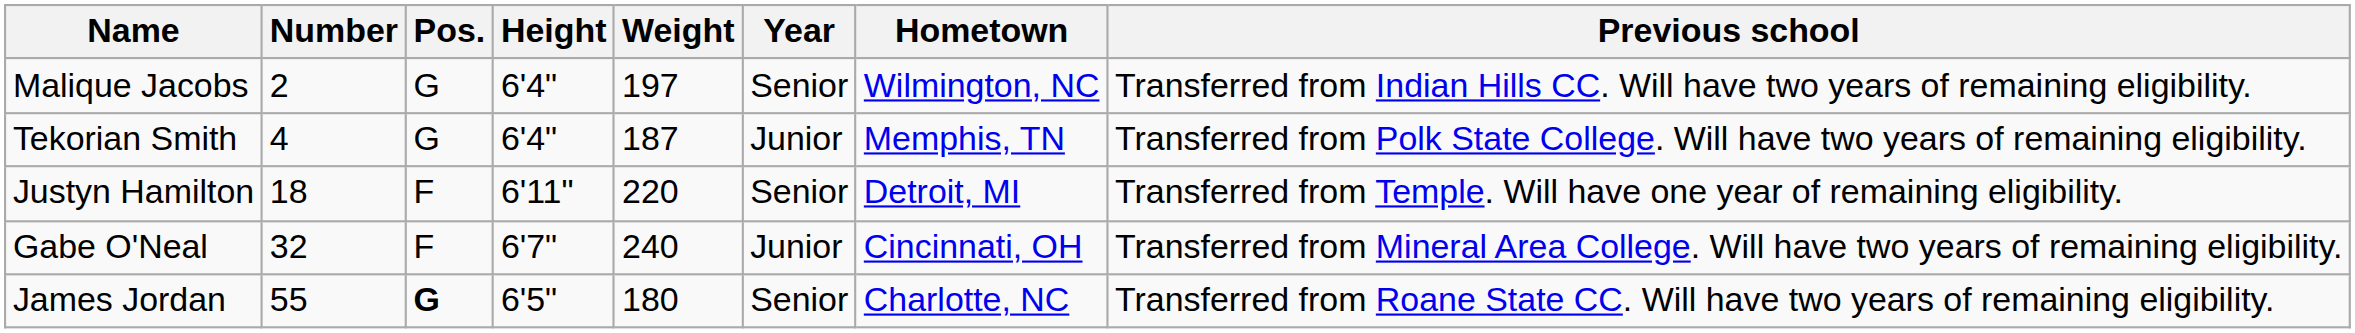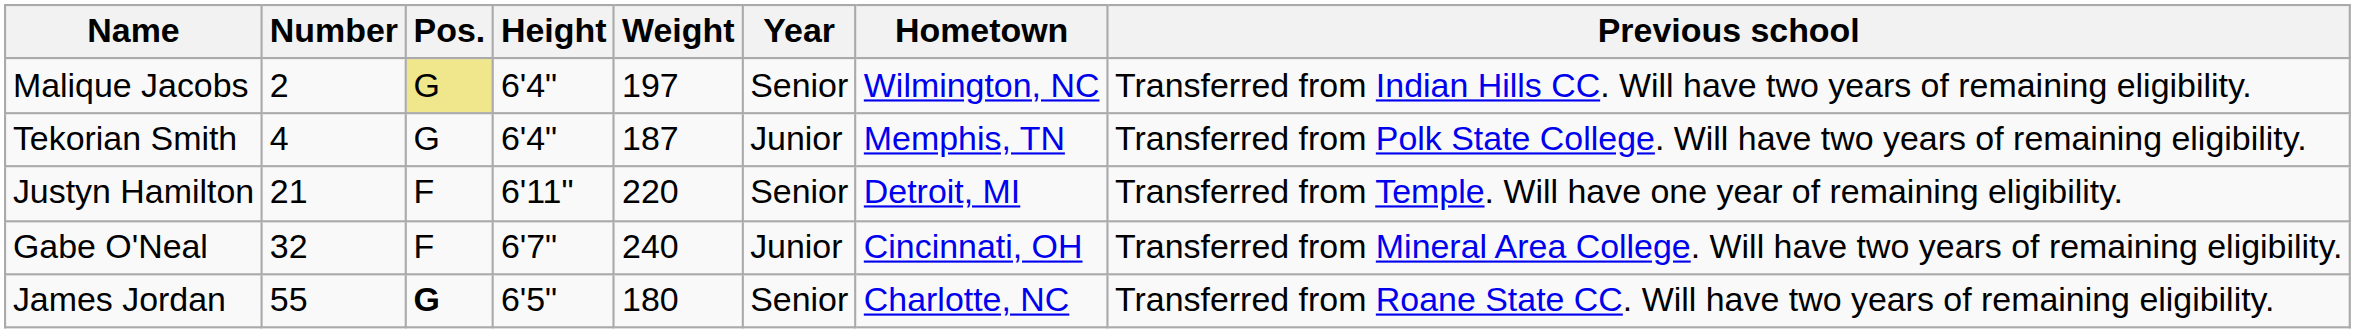(427, 85) no background -> (427, 85) khaki background
(289, 192) 18 -> (289, 192) 21
